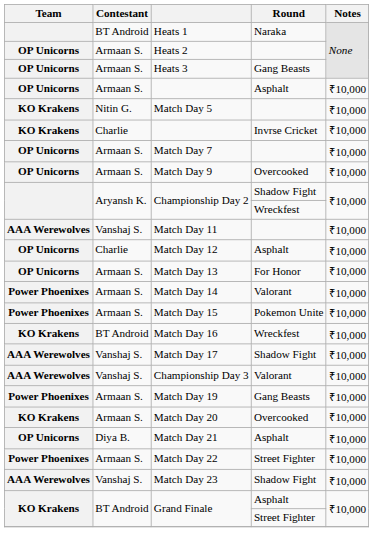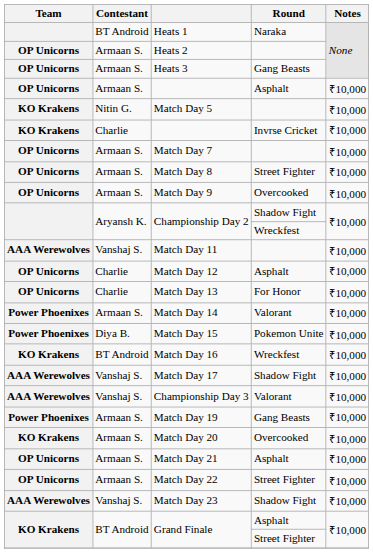+ row: (183, 171)
(119, 270) Armaan S. -> (112, 291) Charlie
(119, 312) Armaan S. -> (113, 333) Diya B.
(113, 437) Diya B. -> (119, 458) Armaan S.
(48, 458) Power Phoenixes -> (48, 479) OP Unicorns
